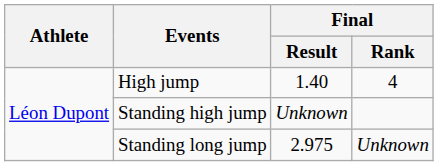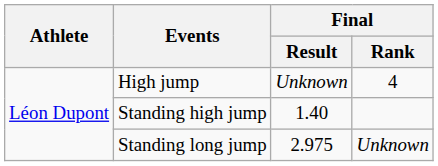(312, 82) 1.40 -> (312, 82) Unknown
(312, 113) Unknown -> (312, 113) 1.40
